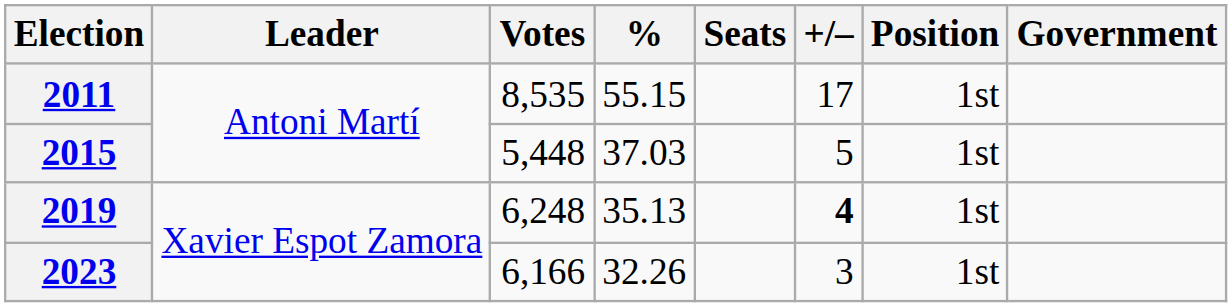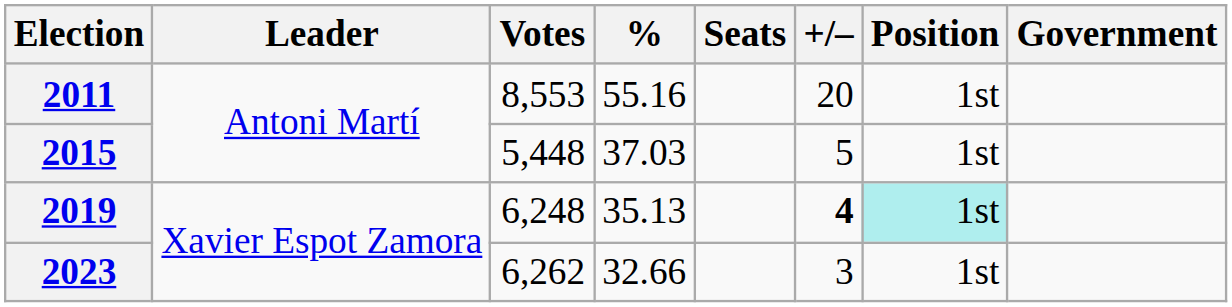(543, 93) 8,535 -> (543, 93) 8,553
(644, 93) 55.15 -> (644, 93) 55.16
(835, 93) 17 -> (835, 93) 20
(978, 211) no background -> (978, 211) paleturquoise background
(543, 270) 6,166 -> (543, 270) 6,262
(644, 270) 32.26 -> (644, 270) 32.66
